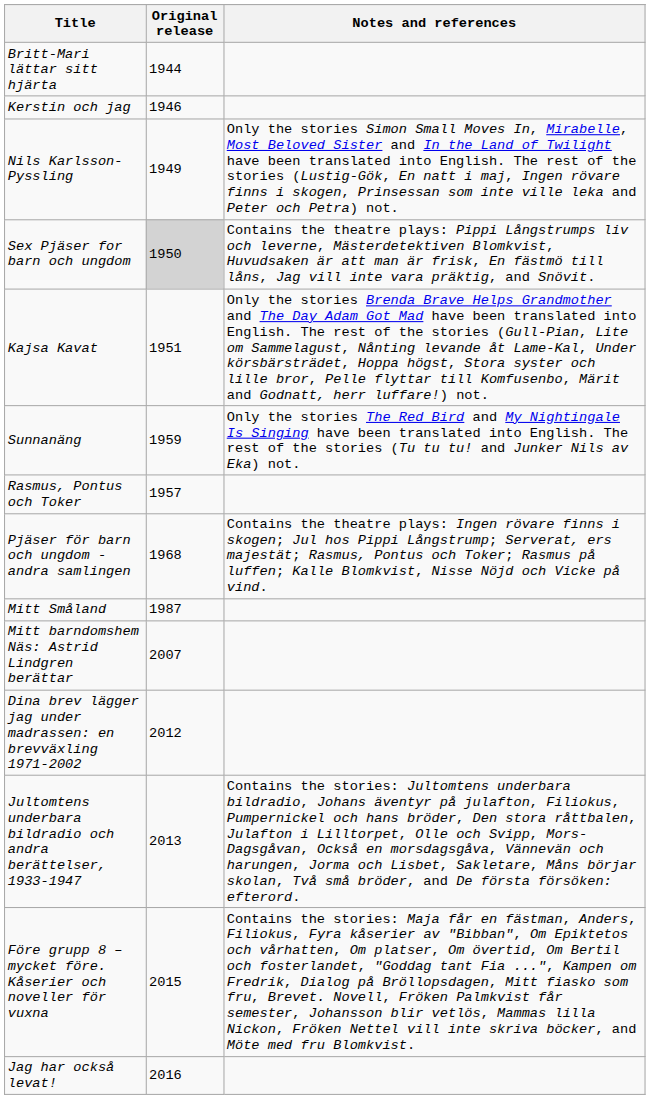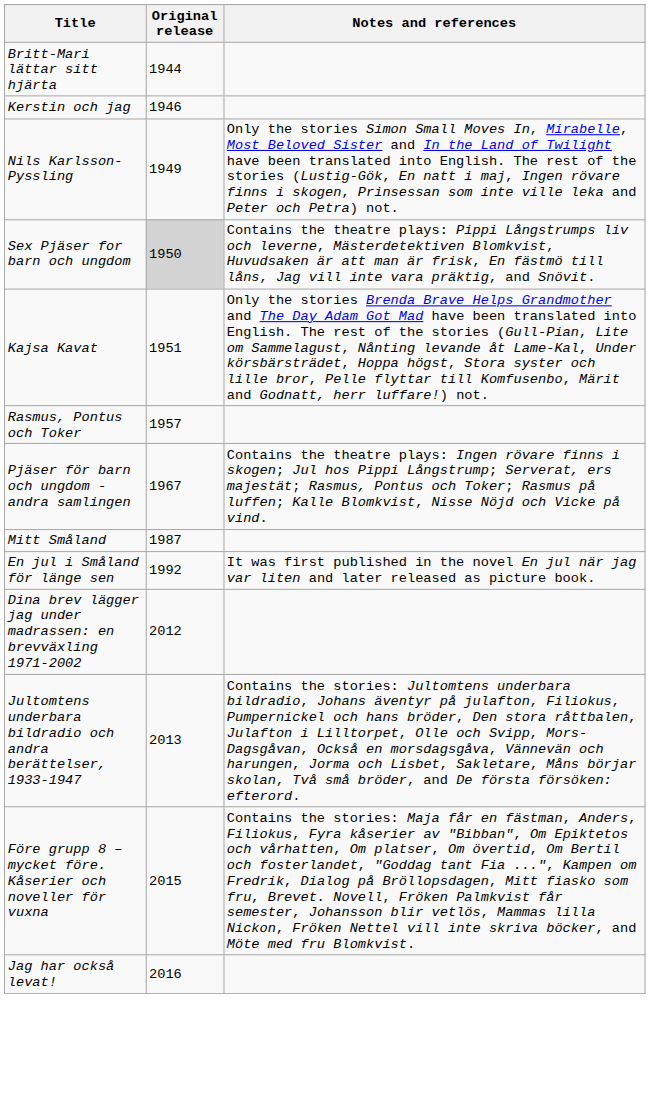- row: (45, 441)
(165, 556) 1968 -> (165, 486) 1967
+ row: (73, 570)
- row: (73, 655)
